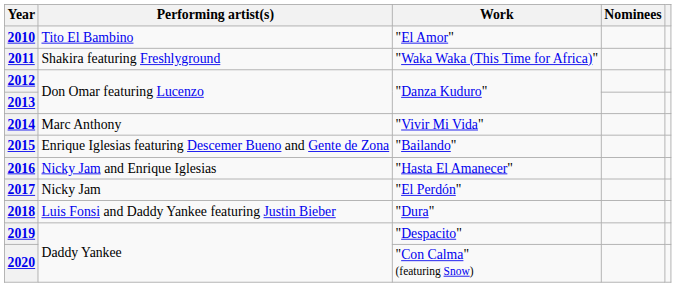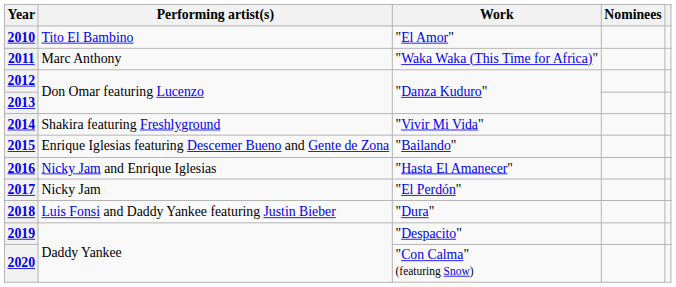(131, 59) Shakira featuring Freshlyground -> (81, 59) Marc Anthony
(81, 124) Marc Anthony -> (131, 124) Shakira featuring Freshlyground
